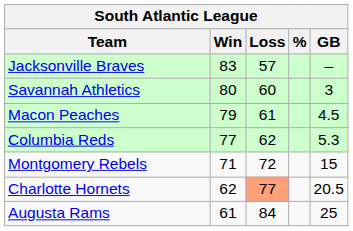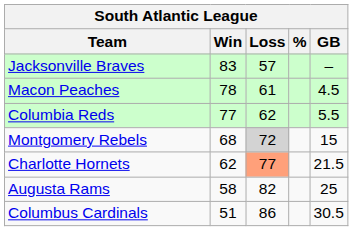- row: (74, 90)
(228, 115) 79 -> (228, 90) 78
(329, 139) 5.3 -> (329, 115) 5.5
(228, 164) 71 -> (228, 139) 68
(267, 164) no background -> (267, 139) lightgrey background
(329, 189) 20.5 -> (329, 164) 21.5
(228, 213) 61 -> (228, 189) 58
(267, 213) 84 -> (267, 189) 82
+ row: (78, 213)
